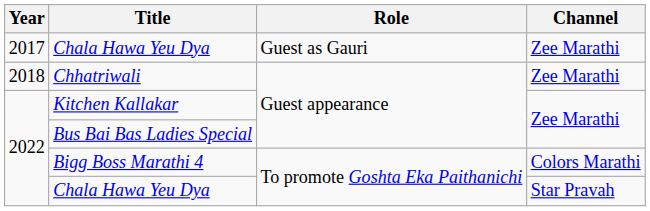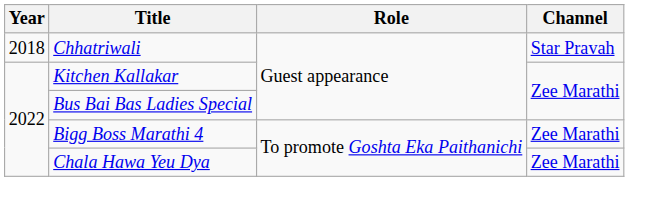- row: (27, 47)
(575, 76) Zee Marathi -> (573, 47) Star Pravah
(586, 162) Colors Marathi -> (575, 133) Zee Marathi
(573, 190) Star Pravah -> (575, 162) Zee Marathi
